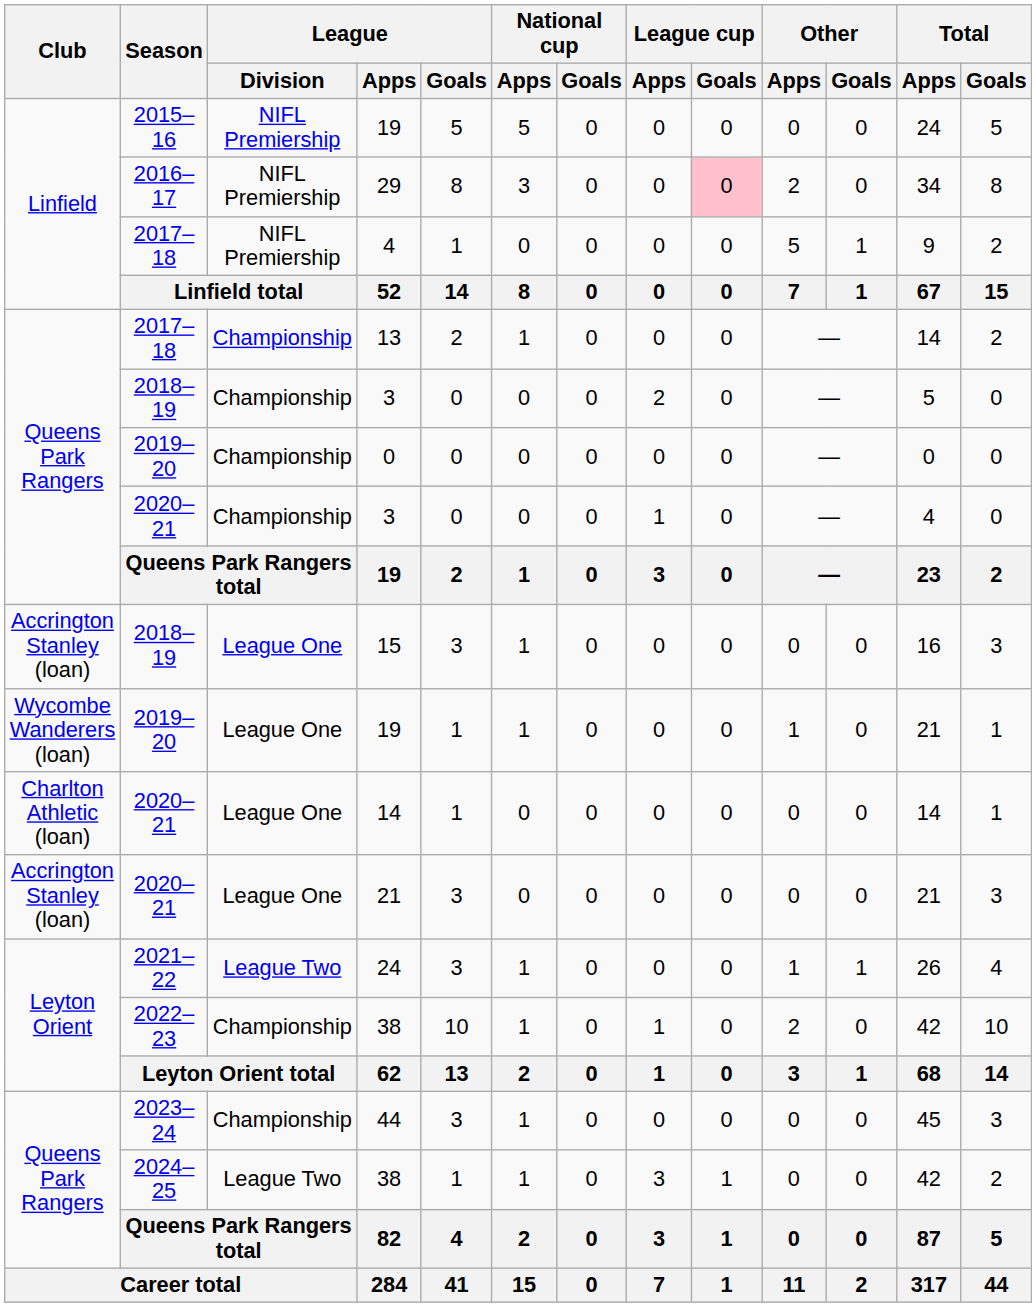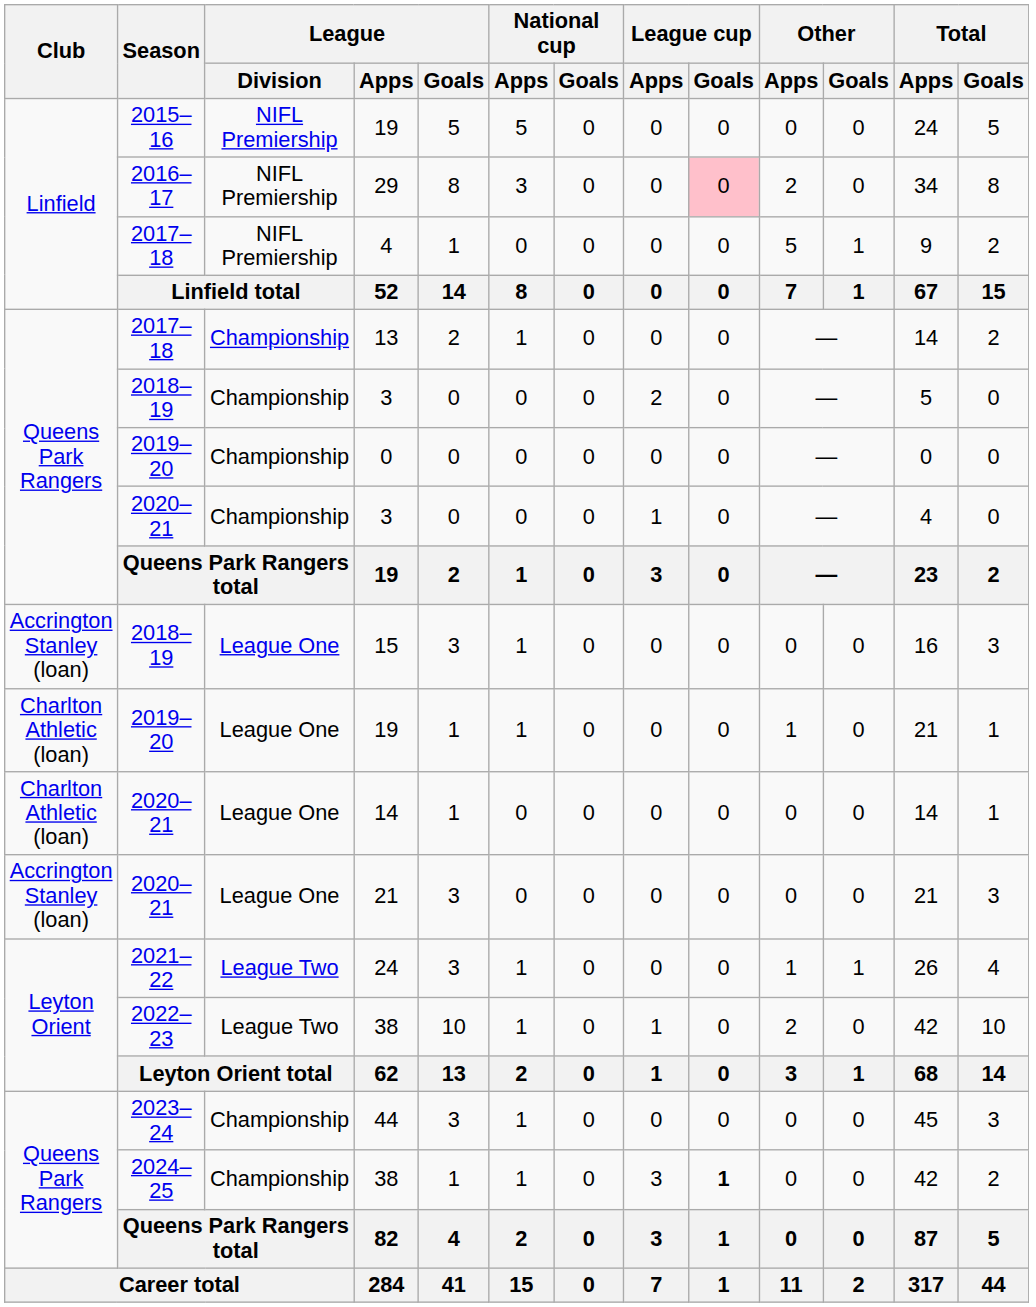(63, 729) Wycombe Wanderers (loan) -> (61, 729) Charlton Athletic (loan)
(282, 1026) Championship -> (280, 1026) League Two
(282, 1179) League Two -> (280, 1179) Championship
(726, 1179) normal -> (724, 1179) bold
